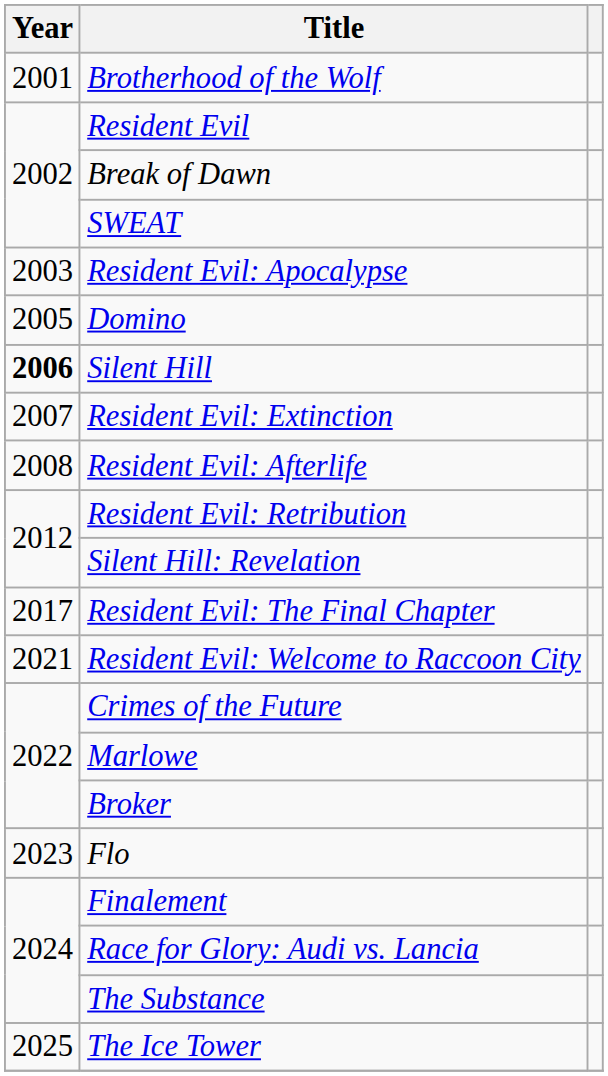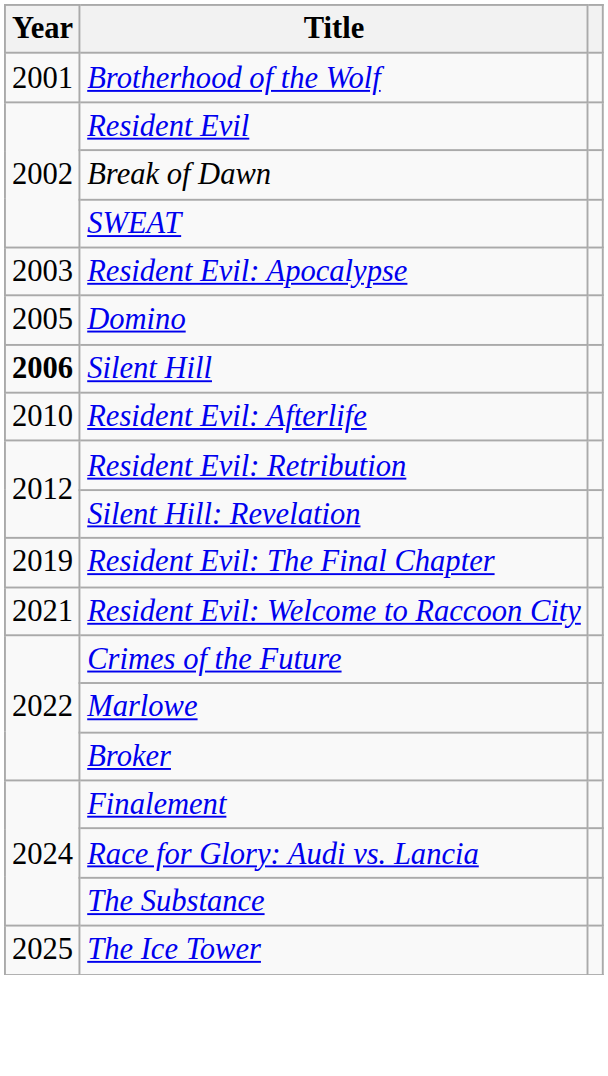- row: (240, 416)
(43, 464) 2008 -> (43, 416) 2010
(43, 610) 2017 -> (43, 561) 2019
- row: (108, 852)
